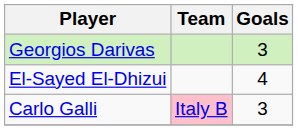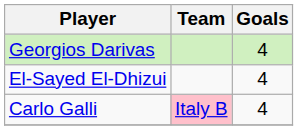(262, 49) 3 -> (262, 49) 4
(262, 109) 3 -> (262, 109) 4
